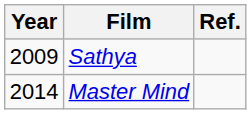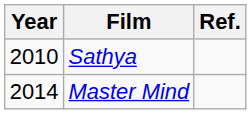(34, 56) 2009 -> (34, 56) 2010
